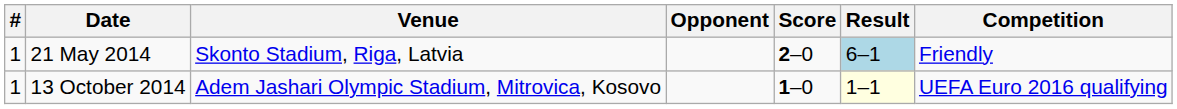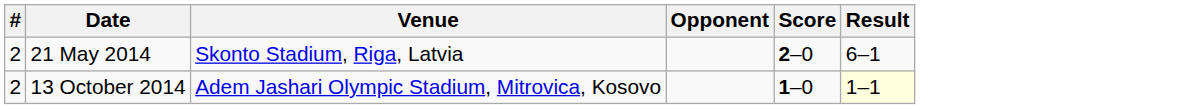- column: (1043, 20)
(15, 53) 1 -> (15, 53) 2
(863, 53) lightblue background -> (863, 53) no background
(15, 86) 1 -> (15, 86) 2
